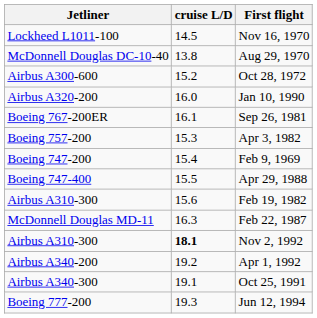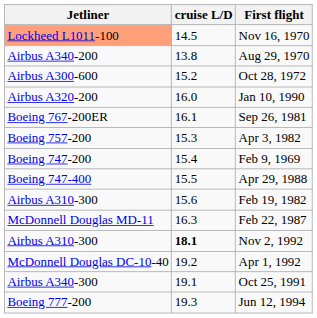(63, 35) no background -> (63, 35) lightsalmon background
(88, 55) McDonnell Douglas DC-10-40 -> (53, 55) Airbus A340-200
(53, 261) Airbus A340-200 -> (88, 261) McDonnell Douglas DC-10-40
